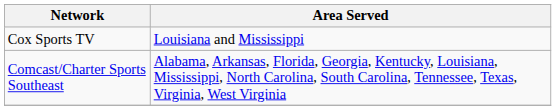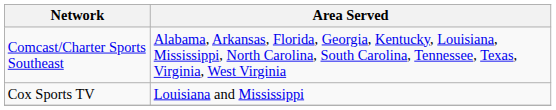rows swapped: (77, 77) <-> (51, 38)
